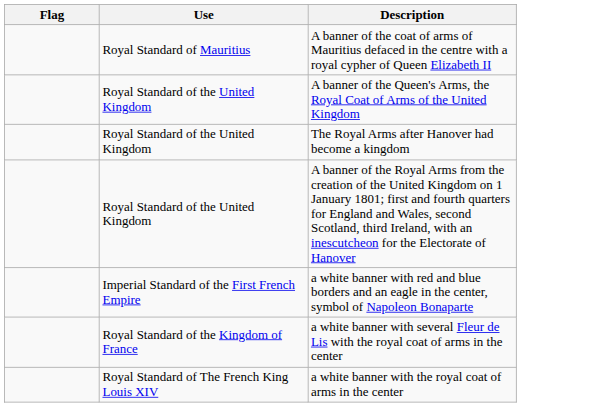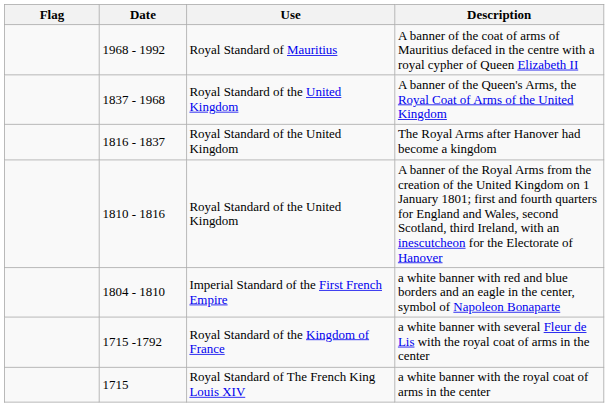+ column: (143, 14)
